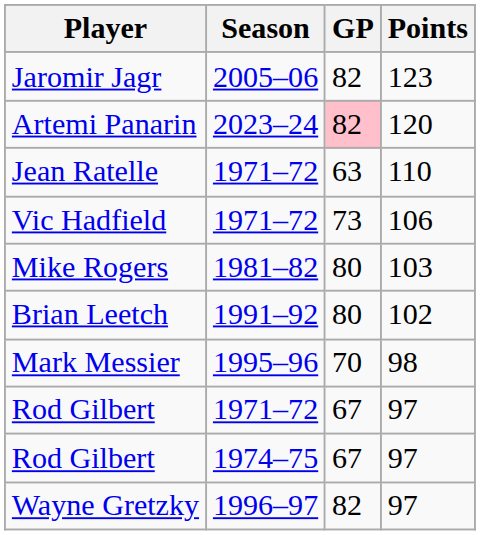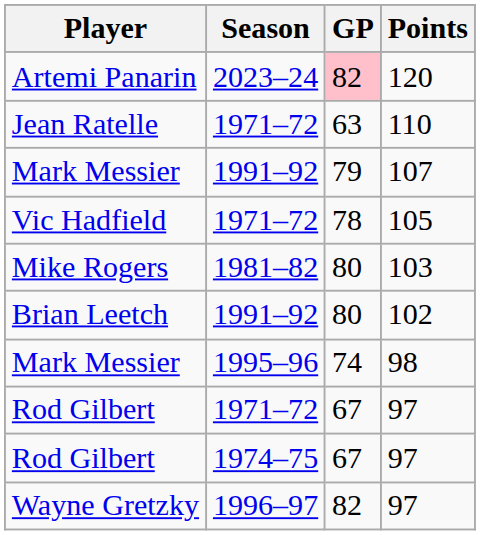- row: (87, 76)
+ row: (96, 171)
(347, 219) 73 -> (347, 219) 78
(410, 219) 106 -> (410, 219) 105
(347, 362) 70 -> (347, 362) 74
